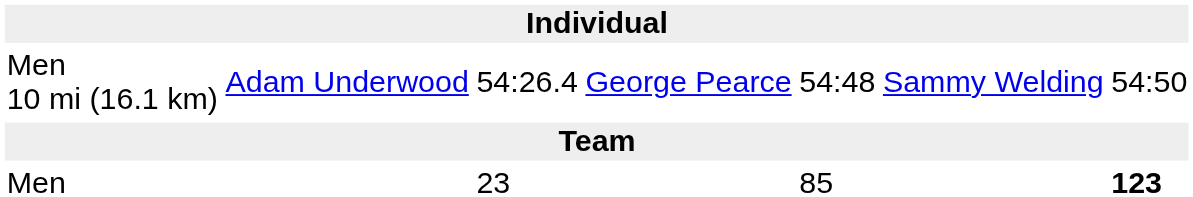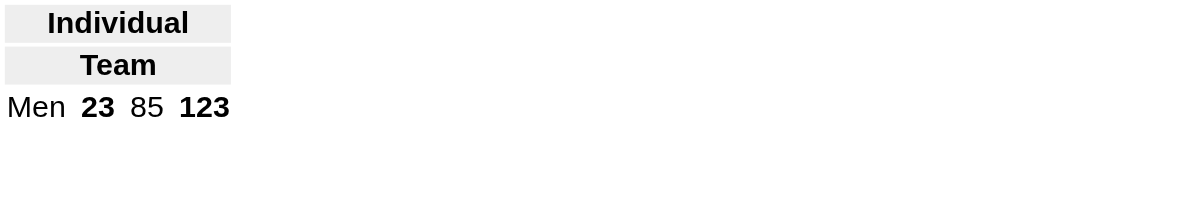- row: (112, 82)
(493, 182) normal -> (98, 106) bold
